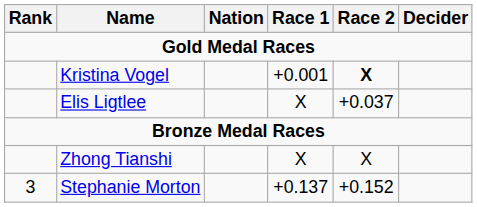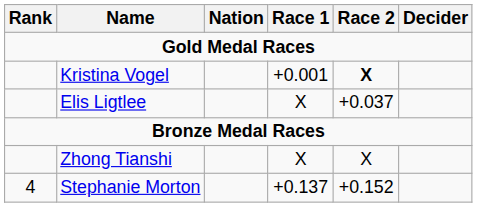(30, 187) 3 -> (30, 187) 4
